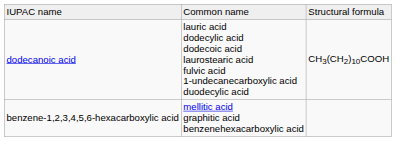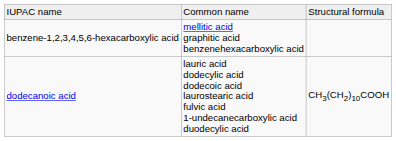rows swapped: (41, 59) <-> (93, 118)
